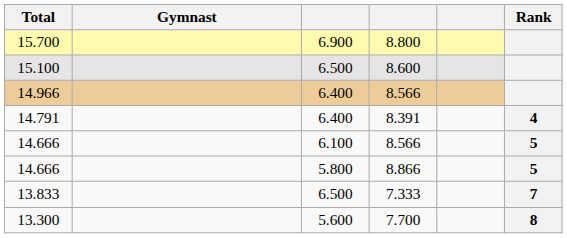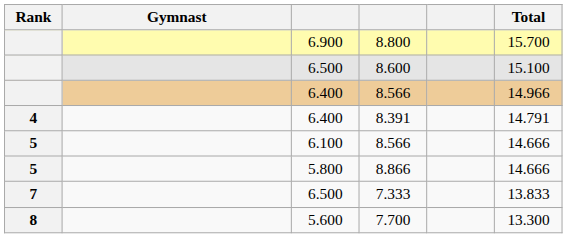columns swapped: (534, 17) <-> (38, 17)
